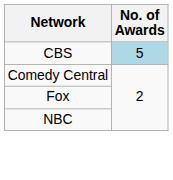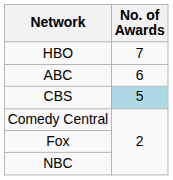+ row: (58, 53)
+ row: (58, 75)
